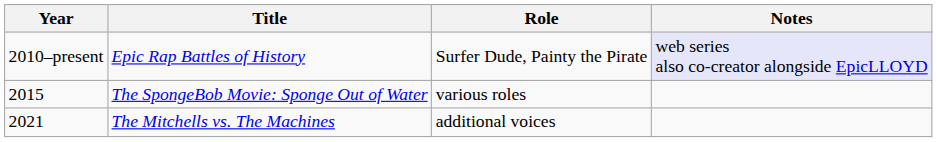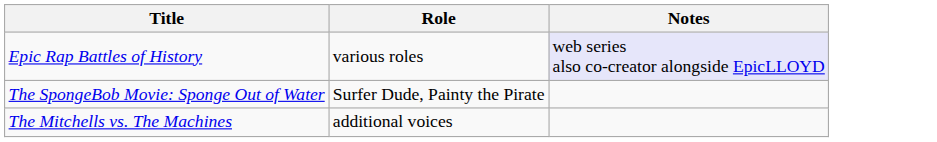- column: (56, 18)
(542, 56) Surfer Dude, Painty the Pirate -> (378, 56) various roles
(481, 94) various roles -> (439, 94) Surfer Dude, Painty the Pirate
